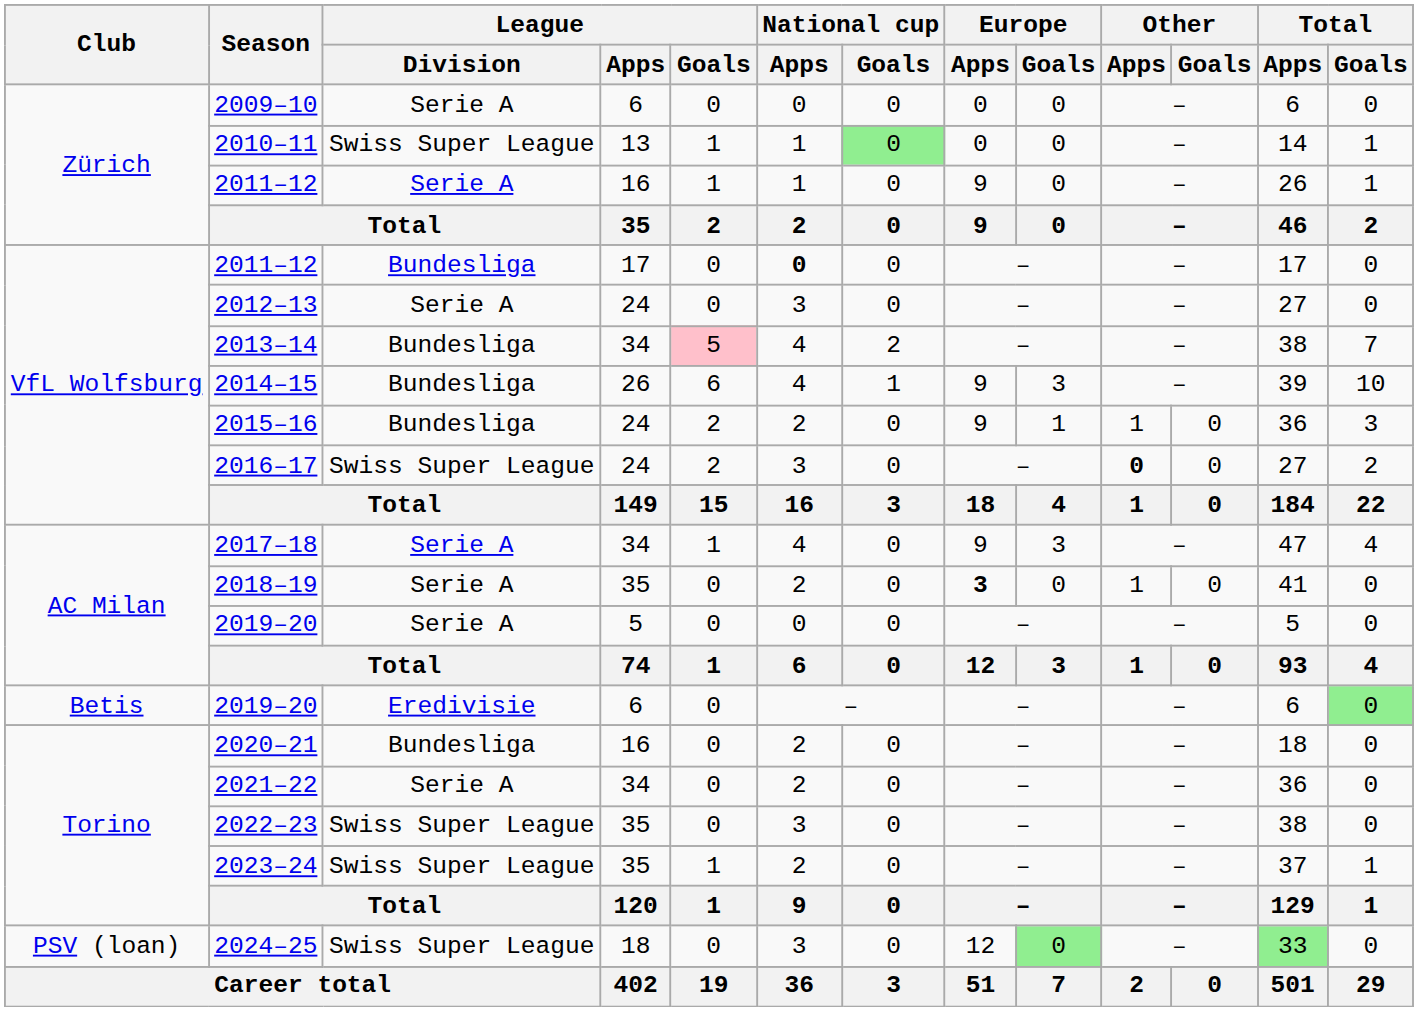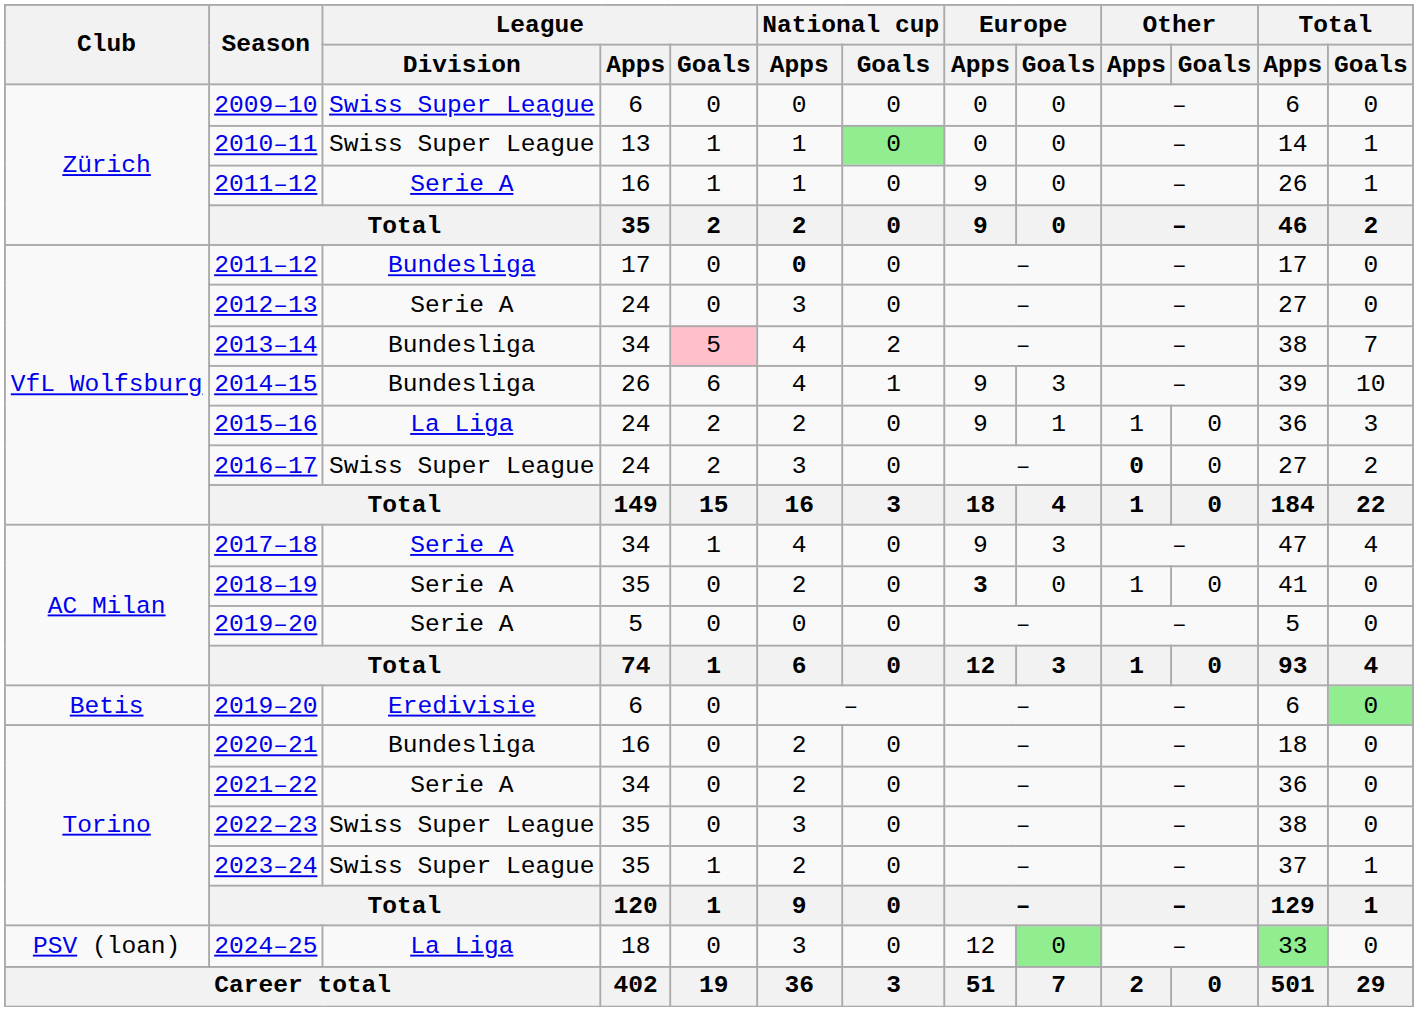(462, 105) Serie A -> (462, 105) Swiss Super League
(462, 425) Bundesliga -> (462, 425) La Liga
(462, 946) Swiss Super League -> (462, 946) La Liga
